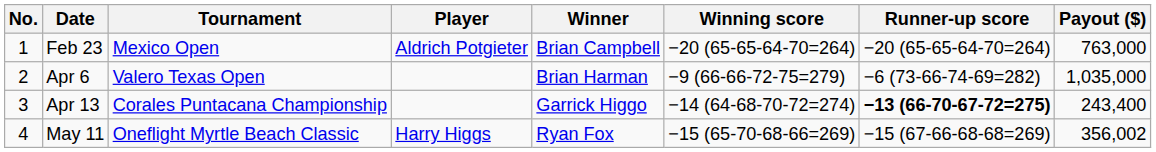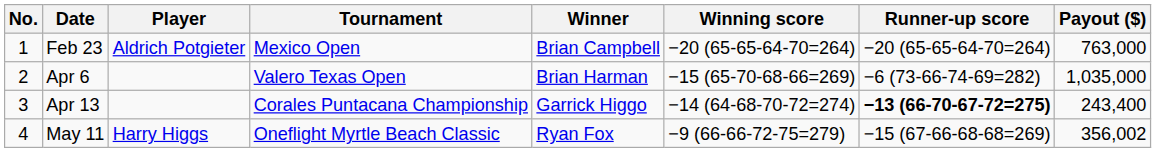columns swapped: (462, 19) <-> (250, 19)
(757, 76) −9 (66-66-72-75=279) -> (762, 76) −15 (65-70-68-66=269)
(762, 134) −15 (65-70-68-66=269) -> (757, 134) −9 (66-66-72-75=279)
